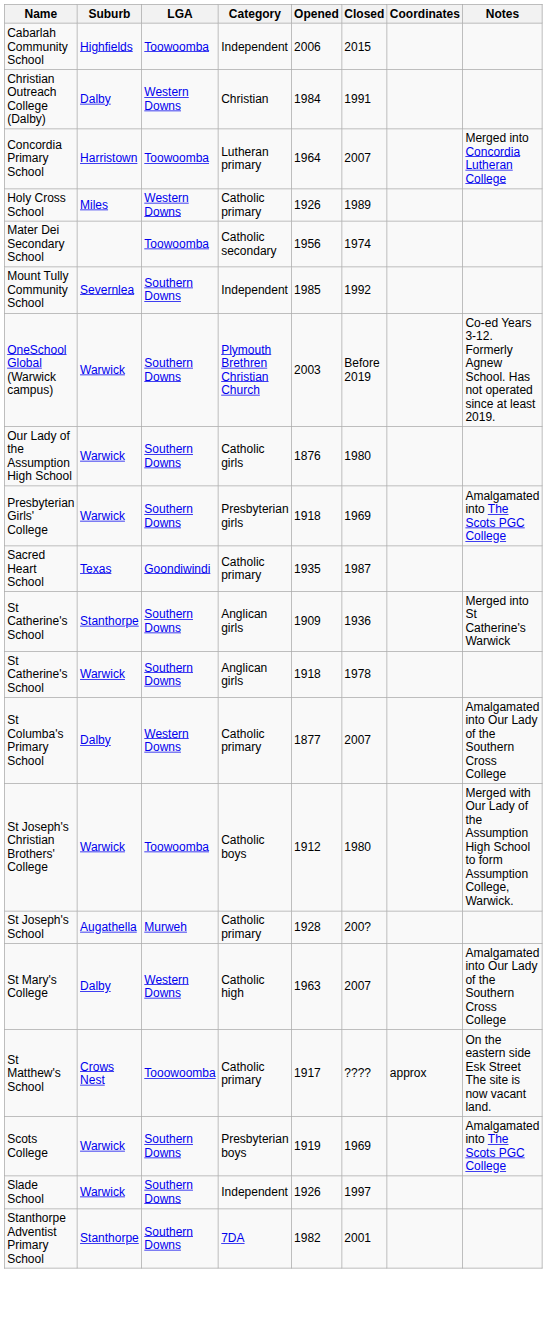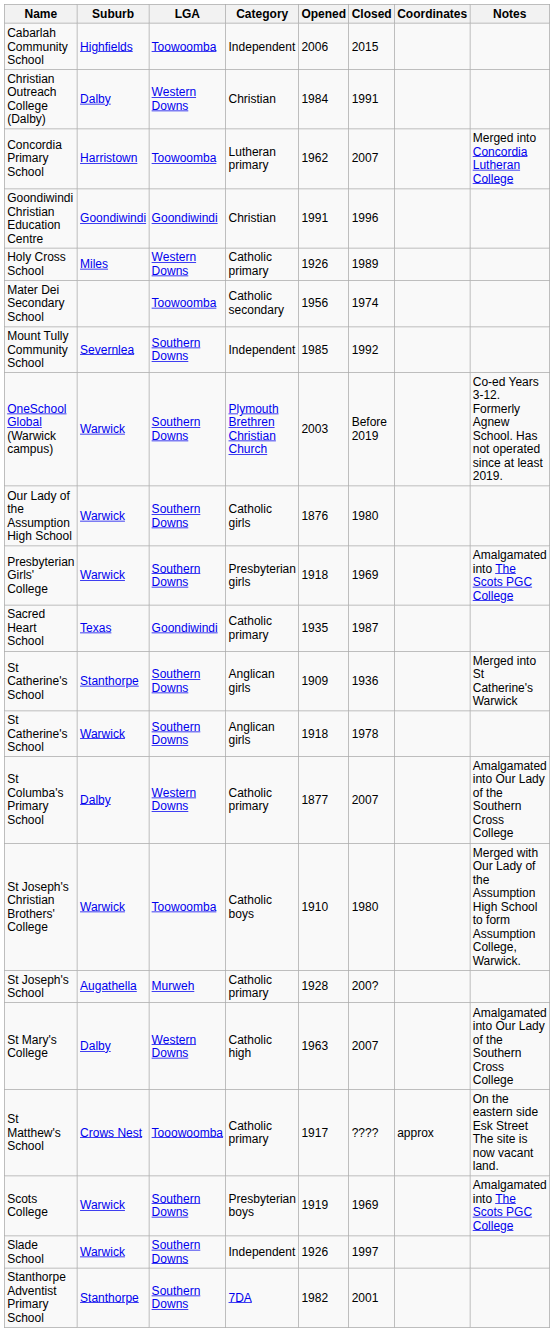(307, 158) 1964 -> (315, 158) 1962
+ row: (40, 218)
(307, 847) 1912 -> (315, 906) 1910
